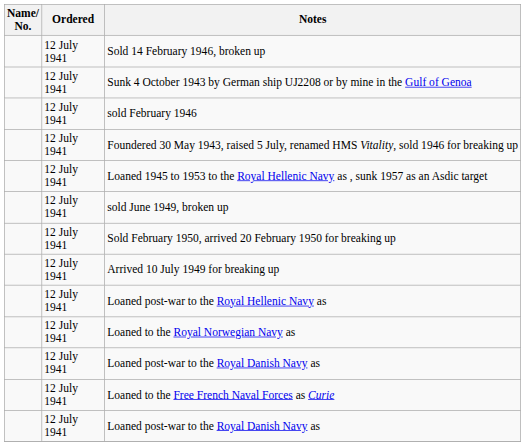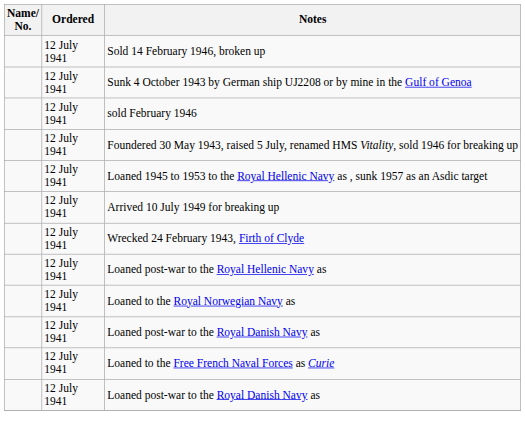- row: (23, 207)
- row: (23, 239)
+ row: (23, 239)
